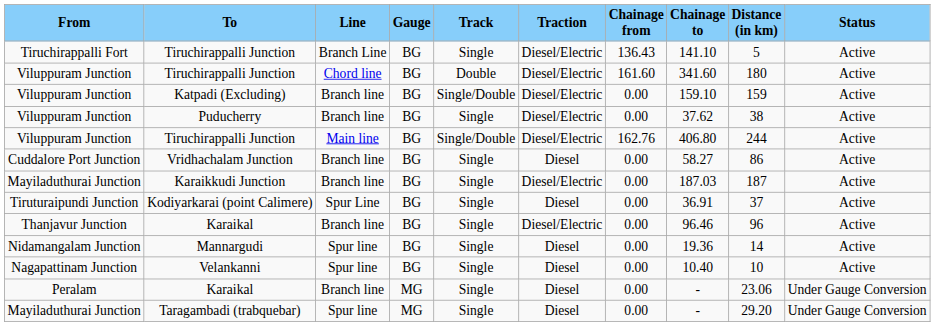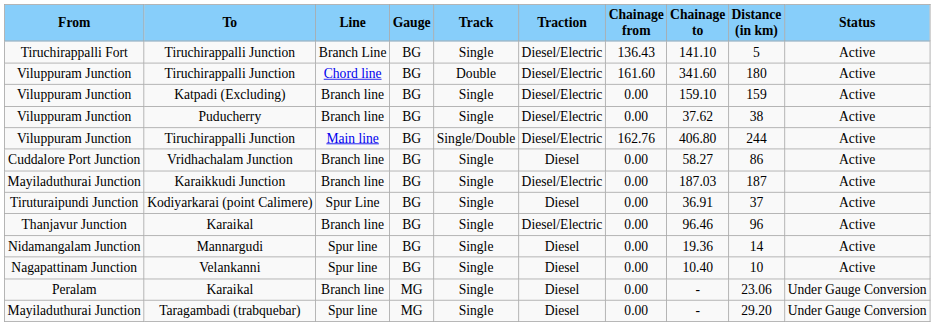(476, 95) Single/Double -> (476, 95) Single
